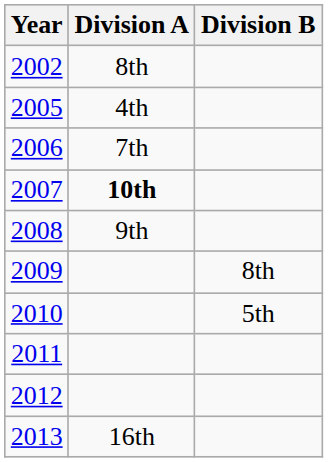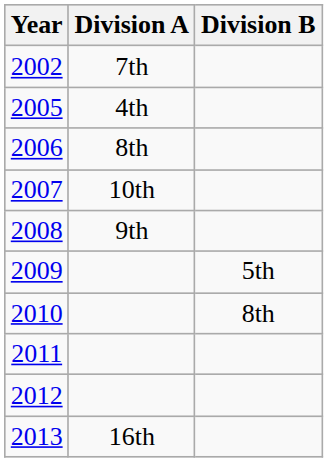(132, 66) 8th -> (132, 66) 7th
(132, 148) 7th -> (132, 148) 8th
(132, 189) bold -> (132, 189) normal
(258, 271) 8th -> (258, 271) 5th
(258, 312) 5th -> (258, 312) 8th
